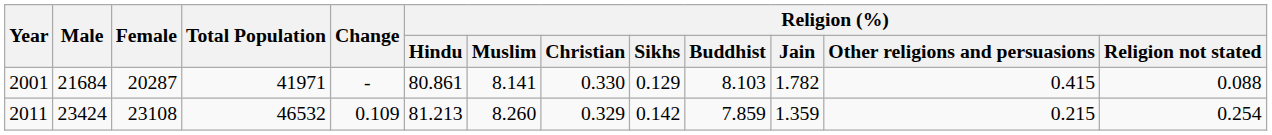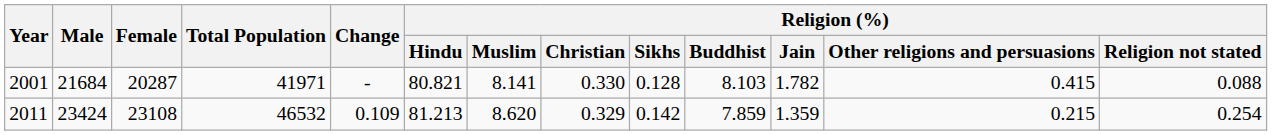(436, 82) 80.861 -> (436, 82) 80.821
(658, 82) 0.129 -> (658, 82) 0.128
(514, 113) 8.260 -> (514, 113) 8.620
